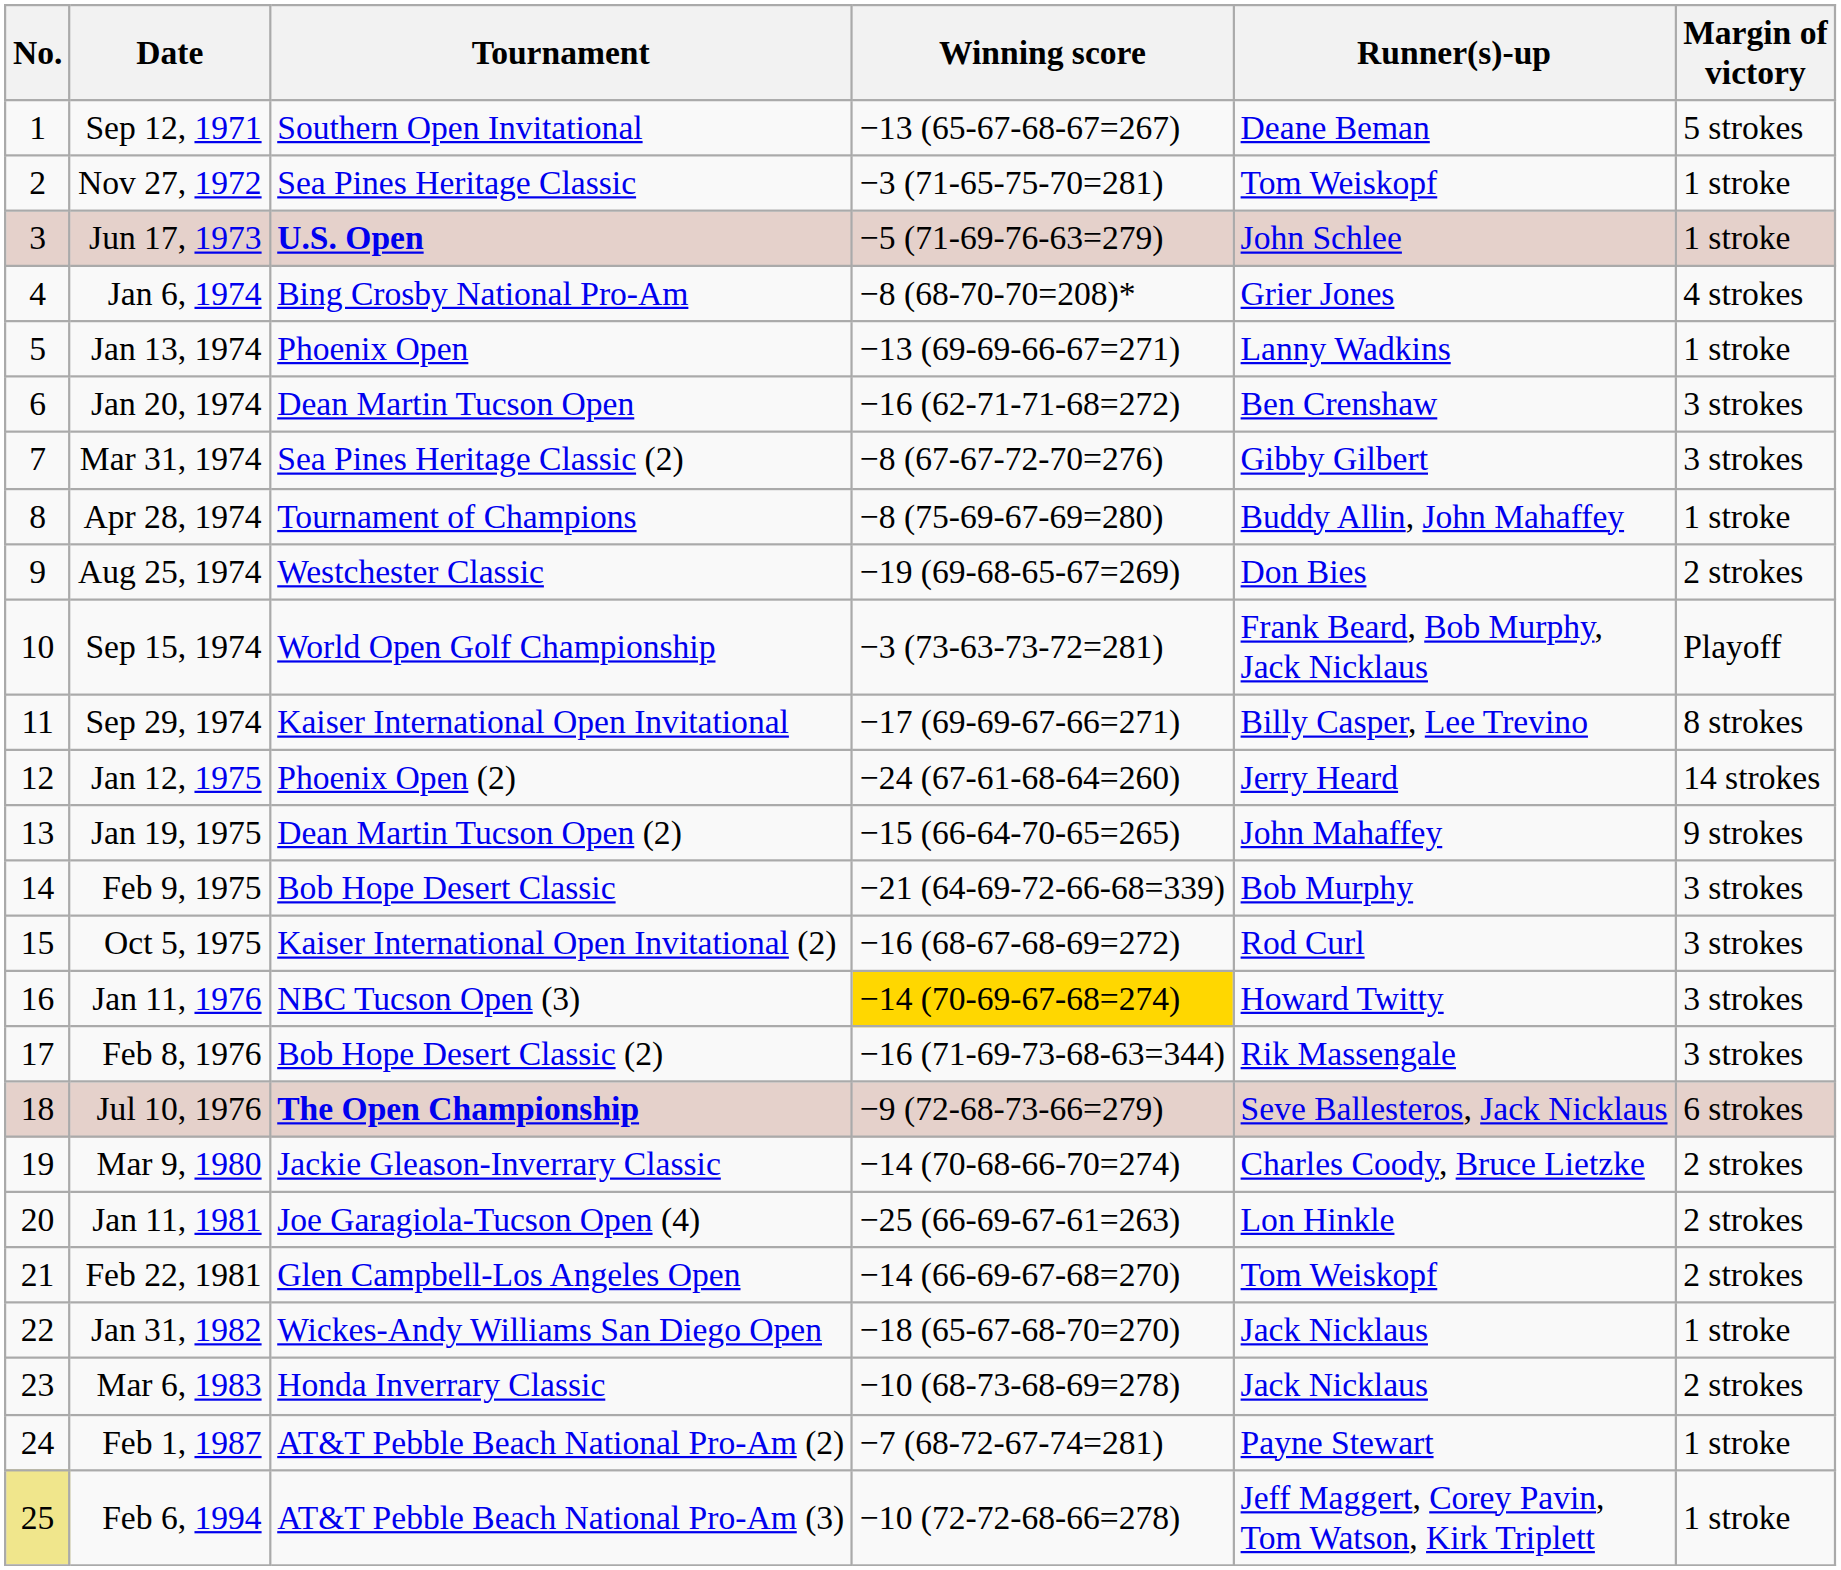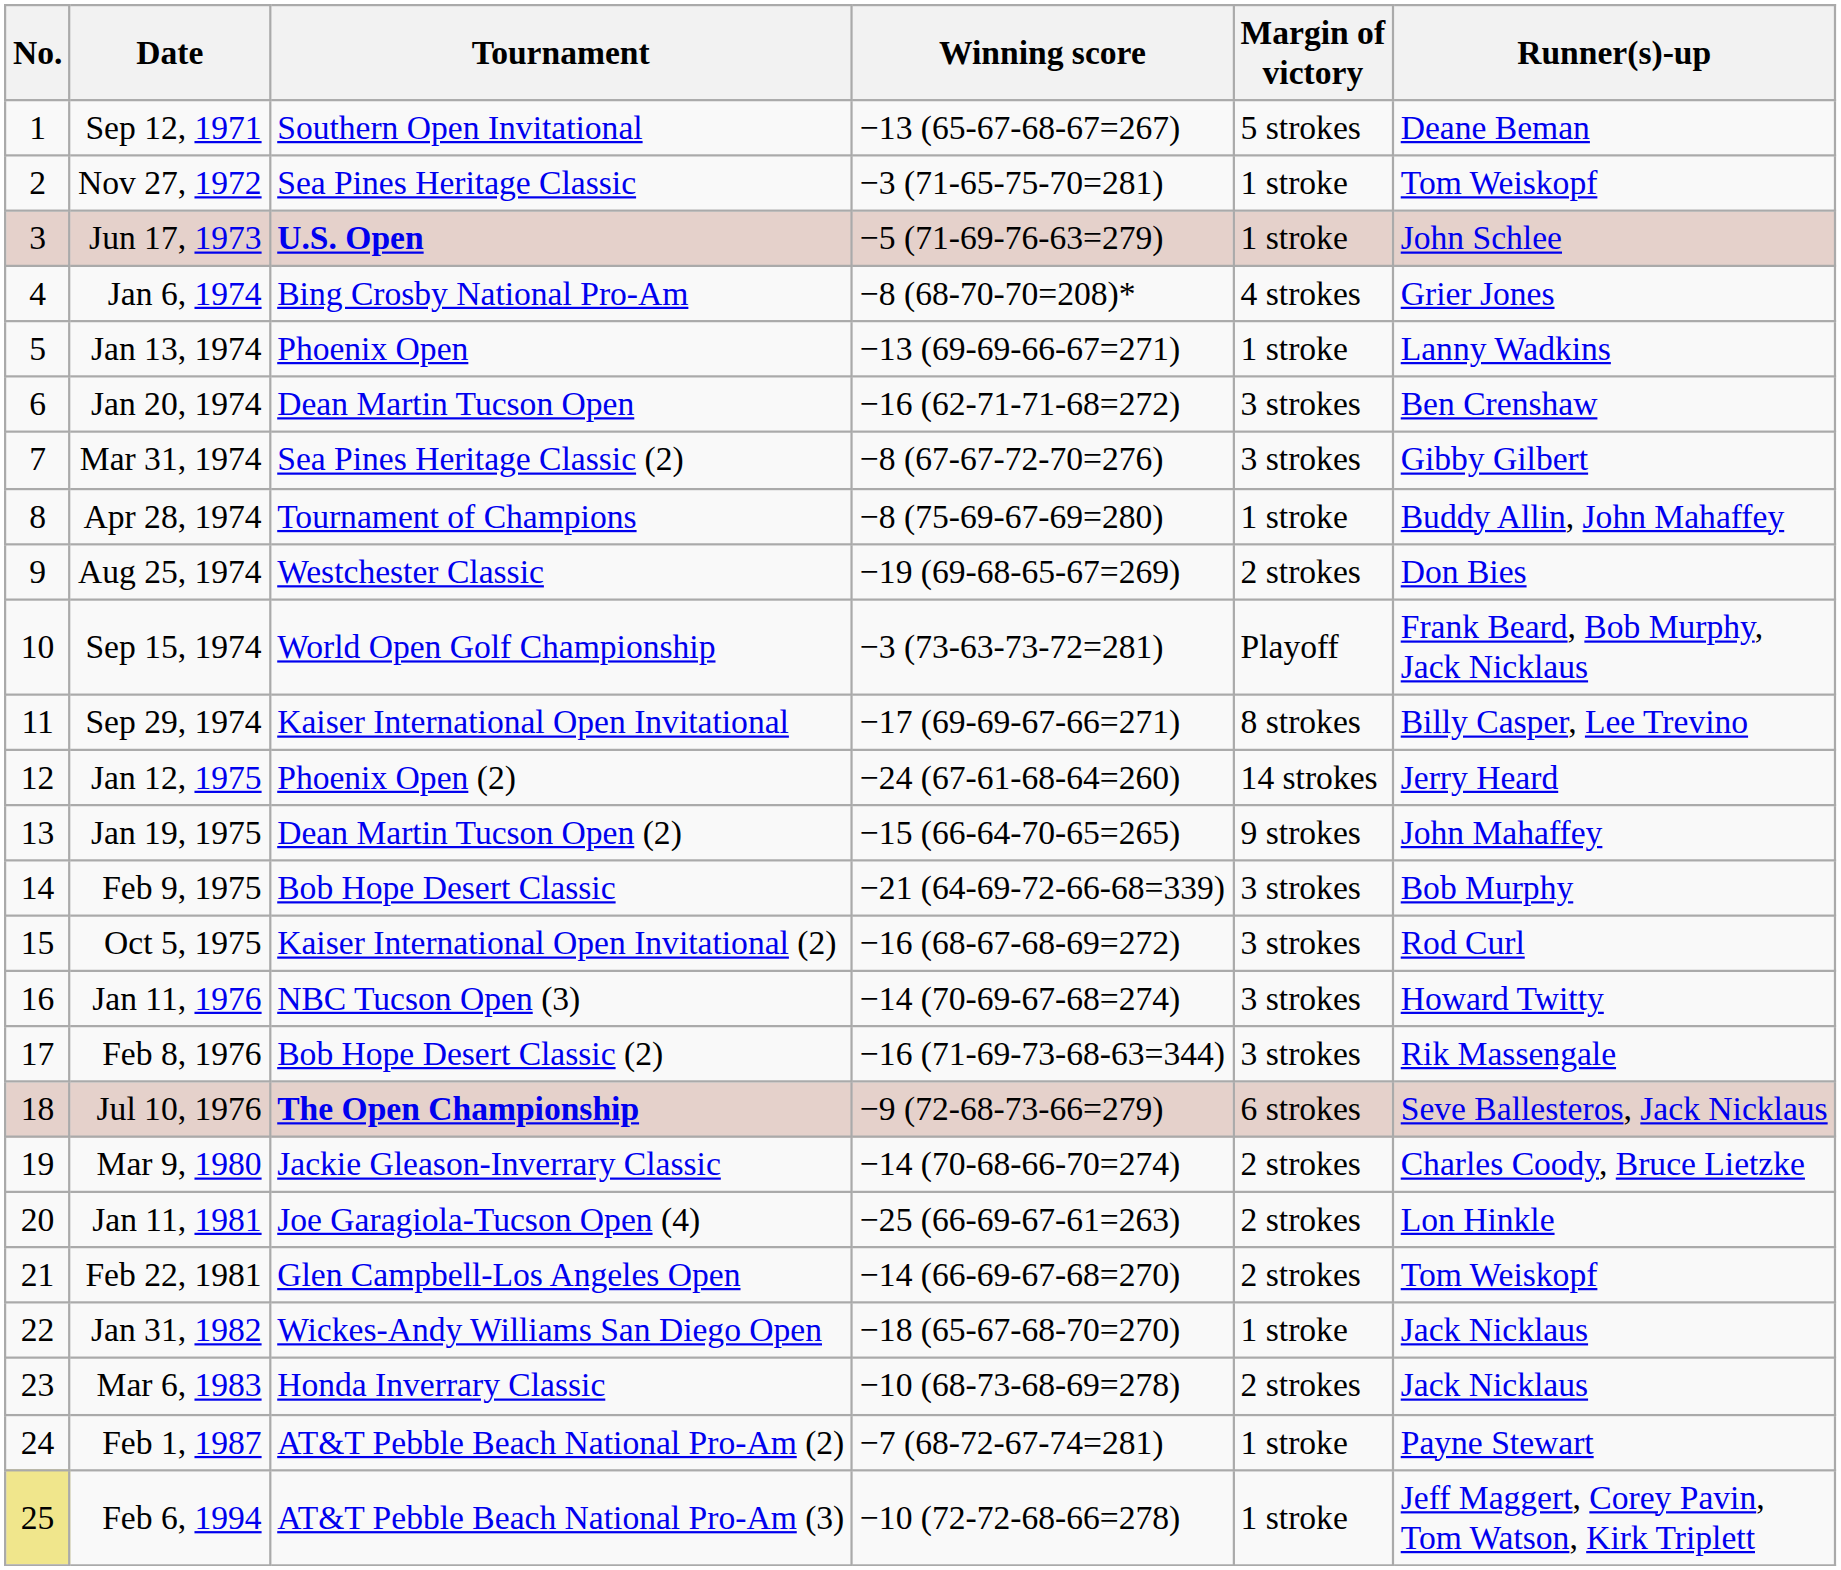columns swapped: (1755, 52) <-> (1454, 52)
(1020, 998) gold background -> (1020, 998) no background
